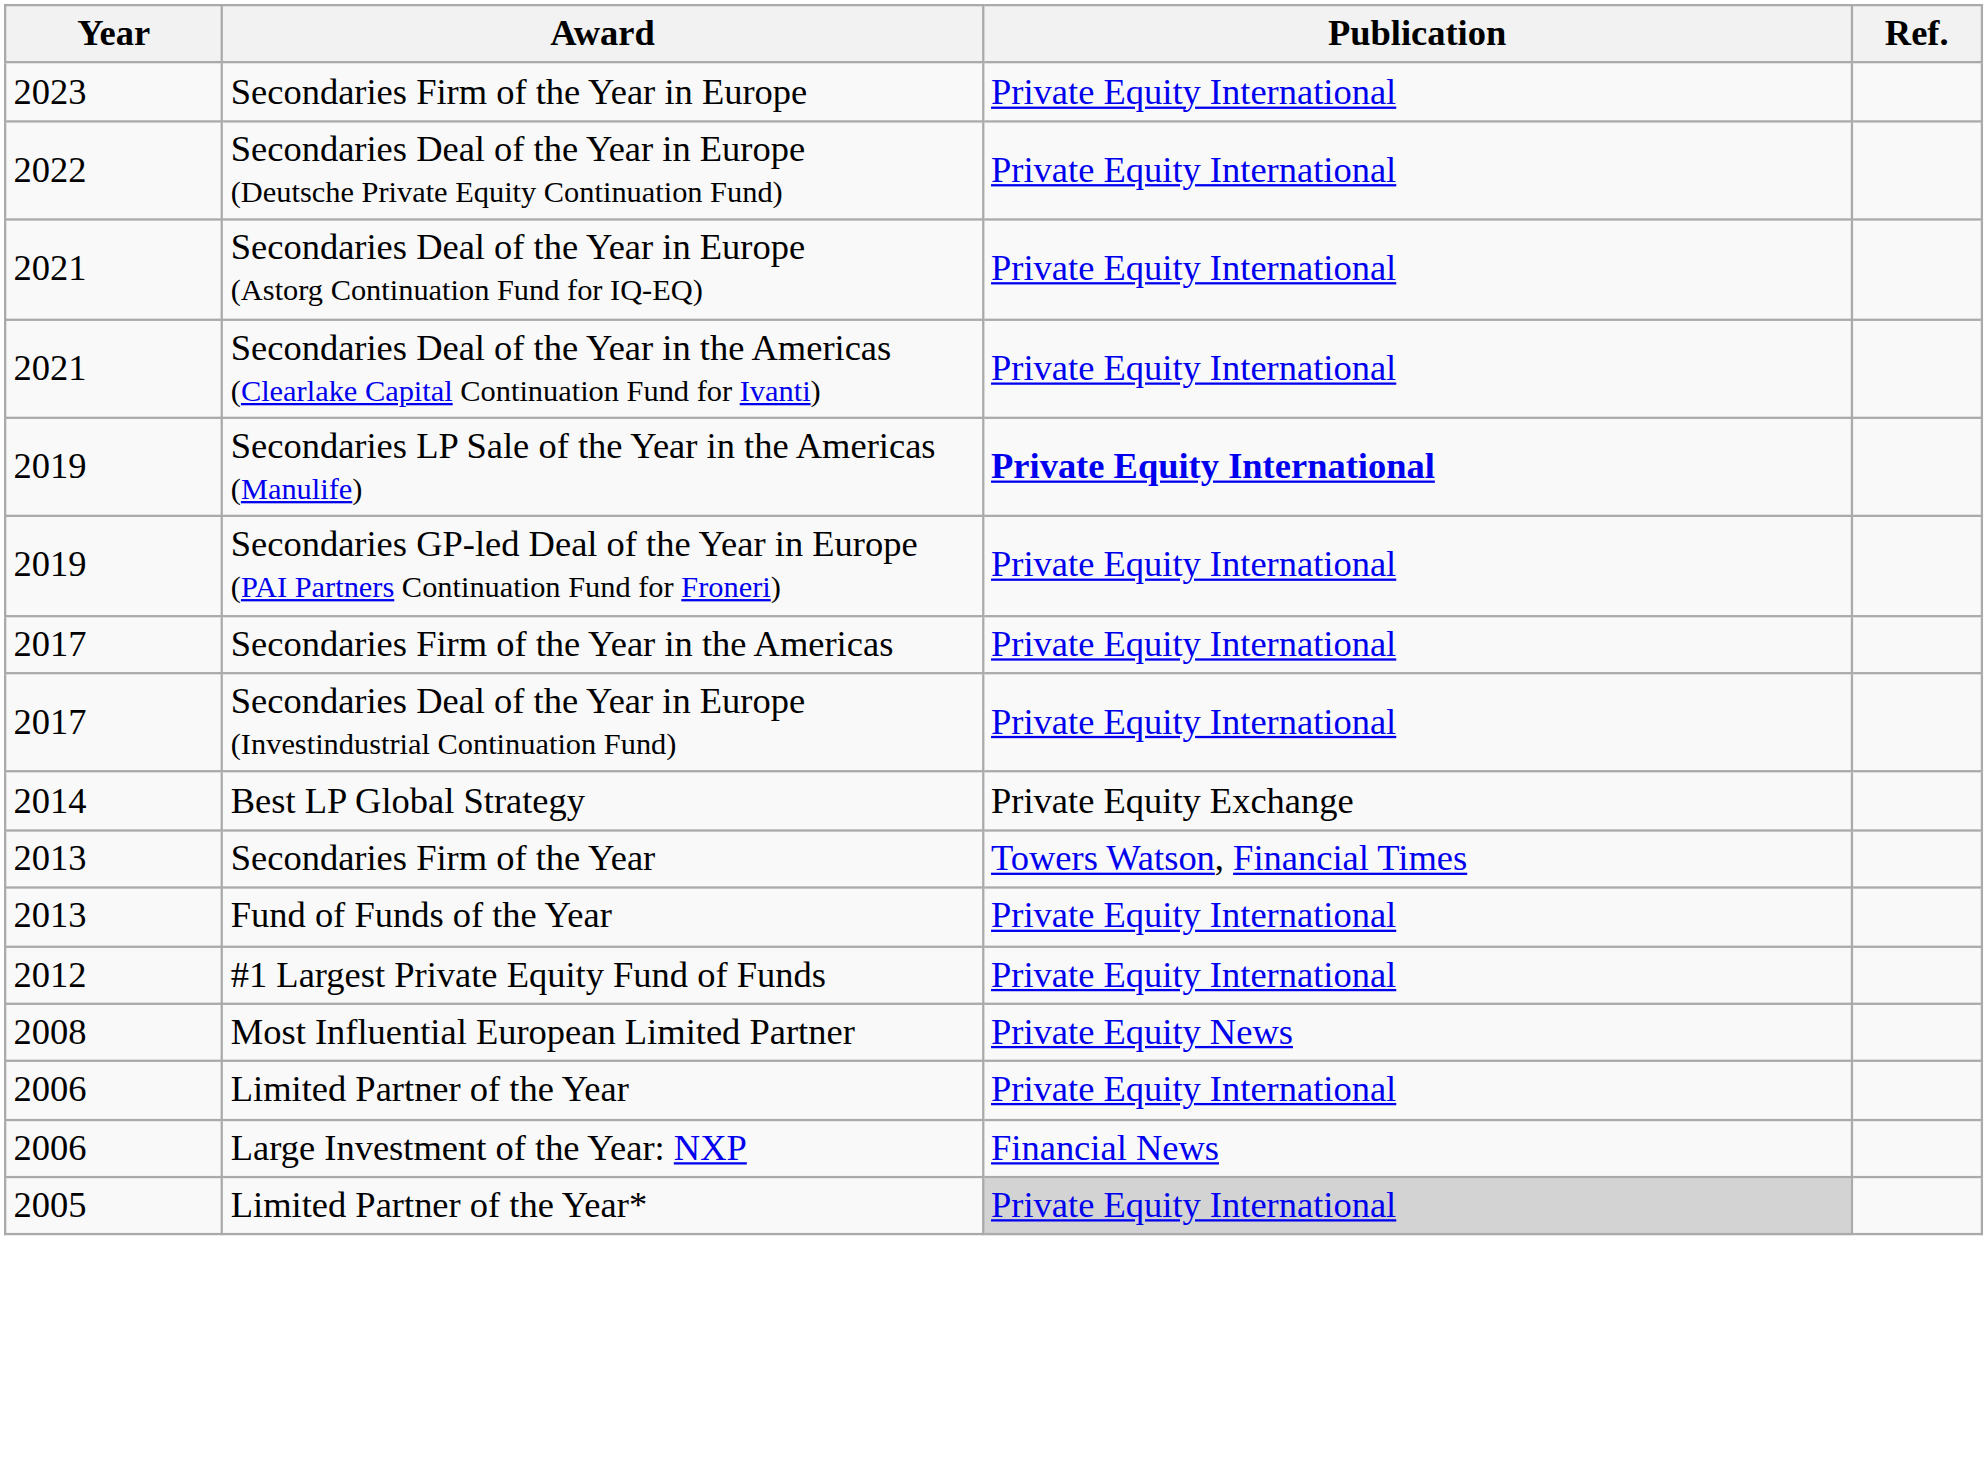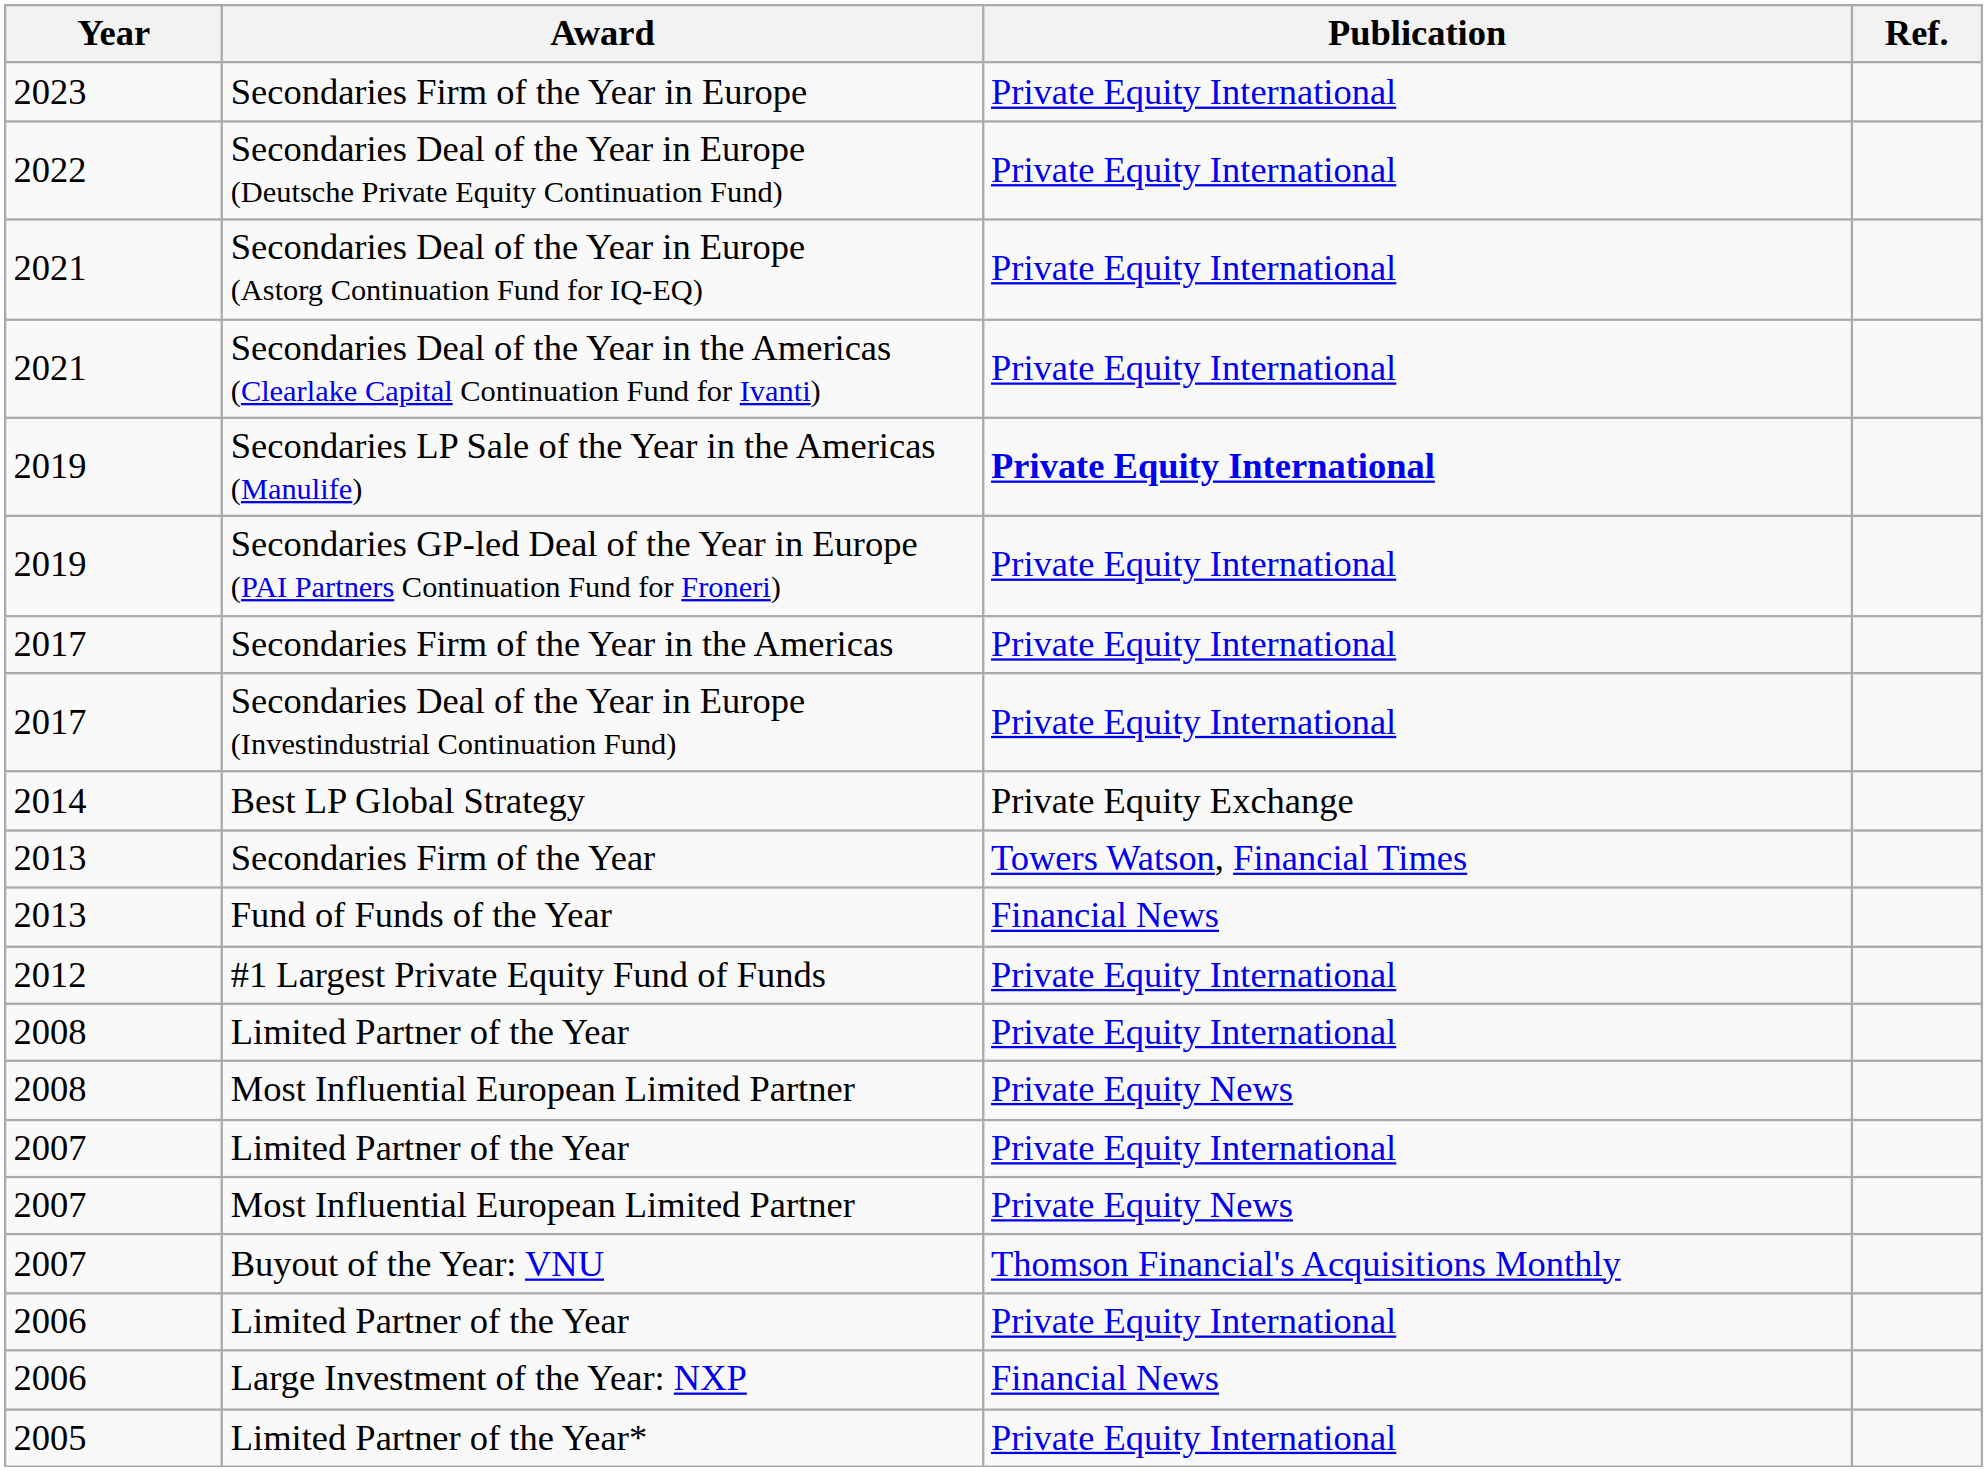(1194, 916) Private Equity International -> (1105, 916) Financial News
+ row: (50, 1031)
+ row: (50, 1147)
+ row: (50, 1205)
+ row: (50, 1263)
(1194, 1205) lightgrey background -> (1194, 1436) no background
